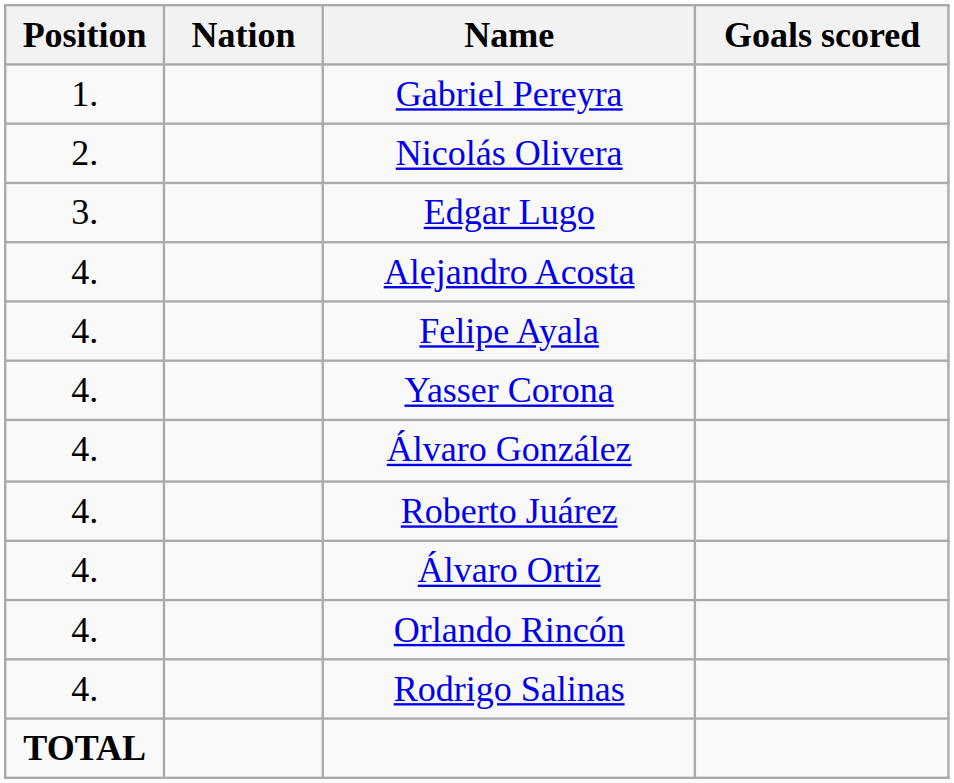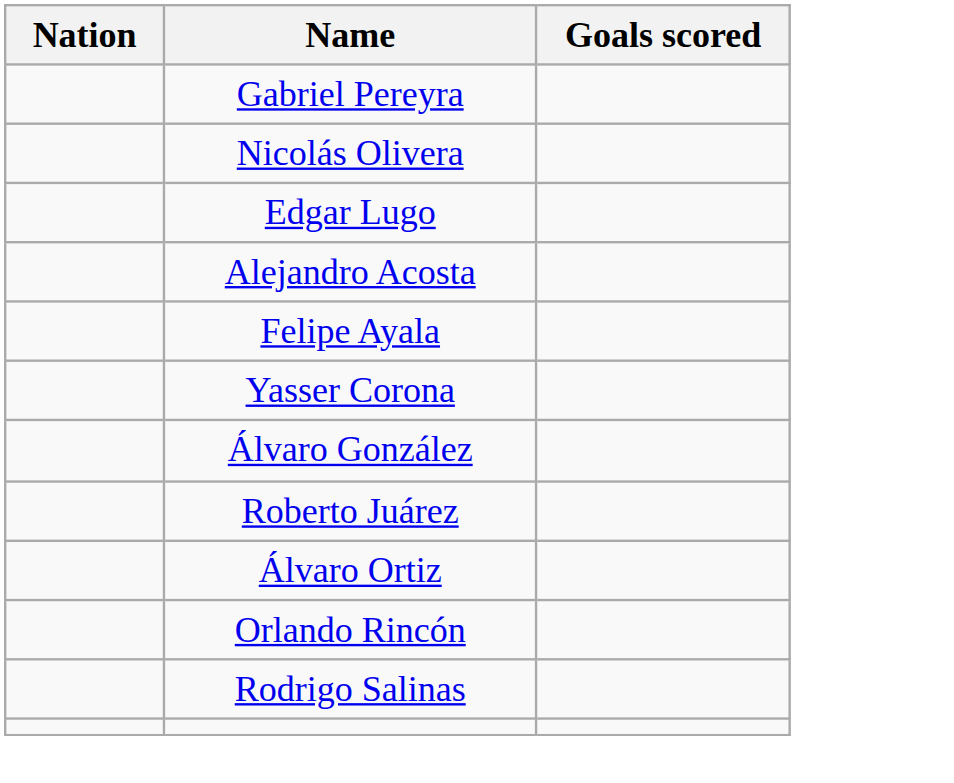- column: (85, 34)
